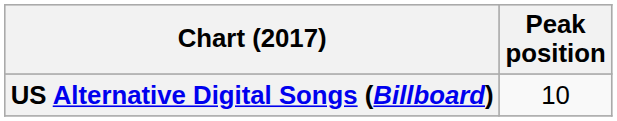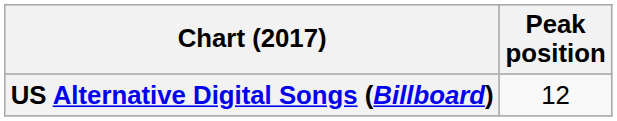(556, 94) 10 -> (556, 94) 12
